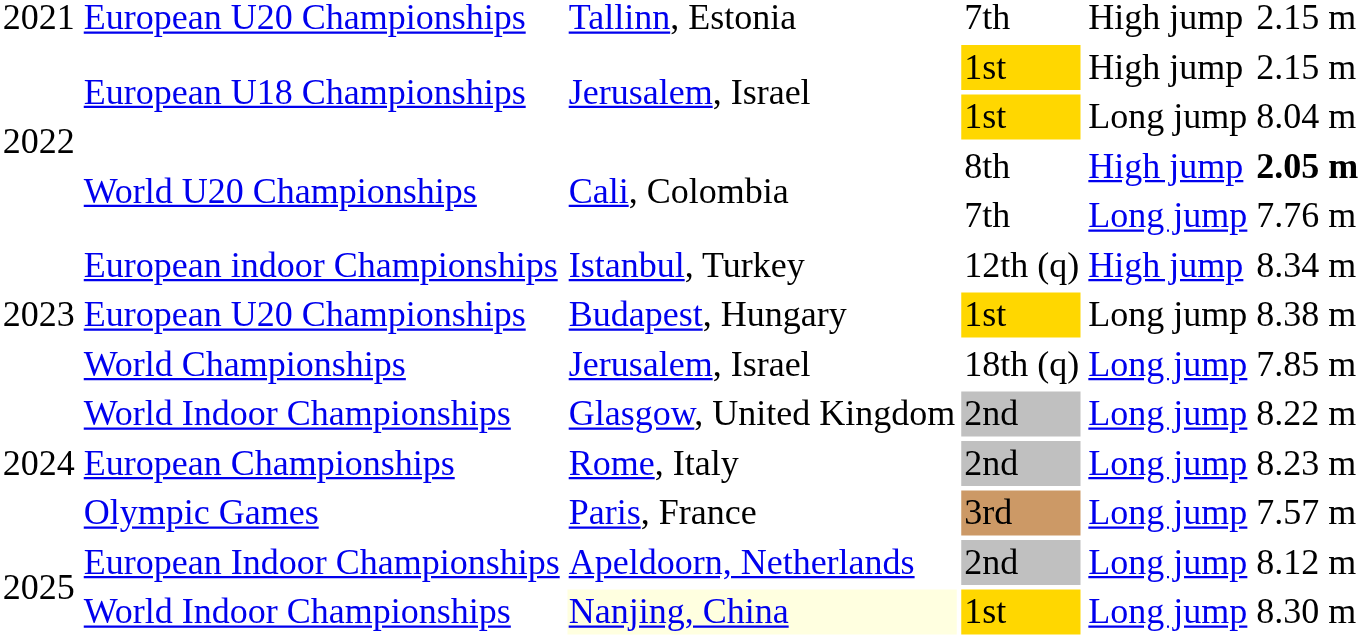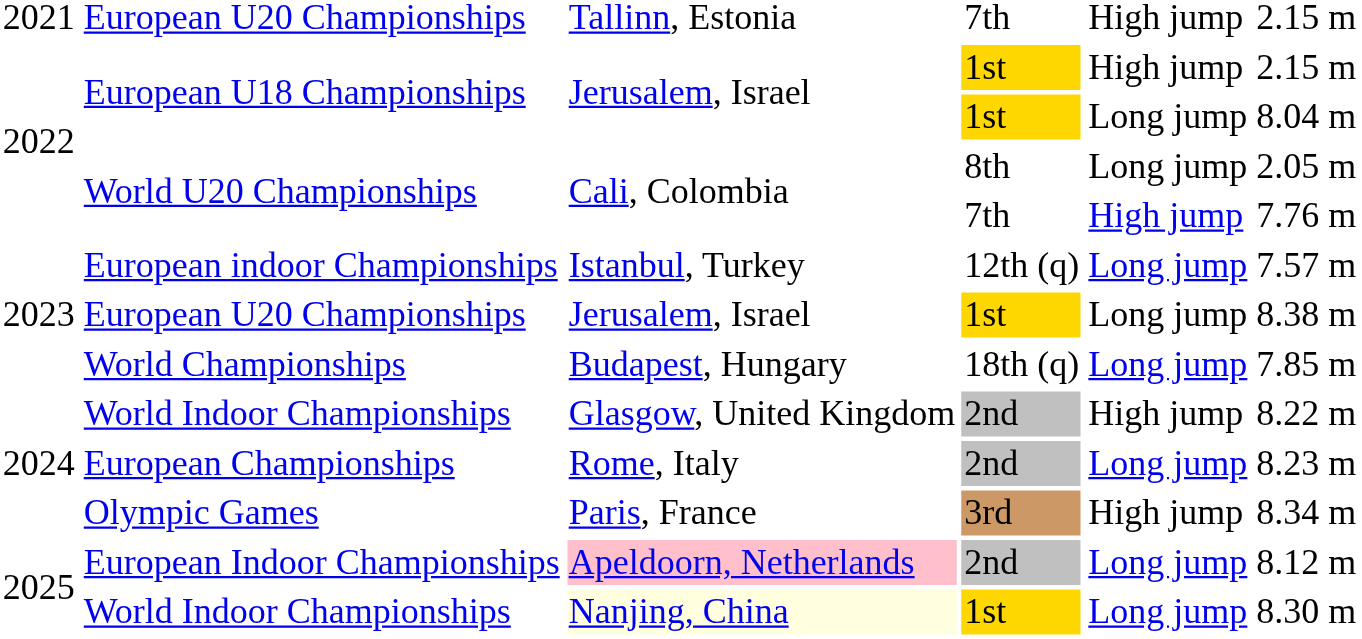(1166, 165) High jump -> (1168, 165) Long jump
(1307, 165) bold -> (1306, 165) normal
(1168, 215) Long jump -> (1166, 215) High jump
(1166, 264) High jump -> (1168, 264) Long jump
(1306, 264) 8.34 m -> (1306, 264) 7.57 m
(708, 314) Budapest, Hungary -> (690, 314) Jerusalem, Israel
(690, 363) Jerusalem, Israel -> (708, 363) Budapest, Hungary
(1168, 413) Long jump -> (1166, 413) High jump
(1168, 512) Long jump -> (1166, 512) High jump
(1306, 512) 7.57 m -> (1306, 512) 8.34 m
(742, 561) no background -> (742, 561) pink background
